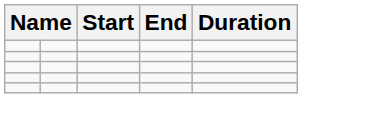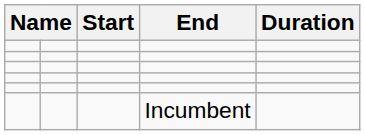+ row: (23, 111)
